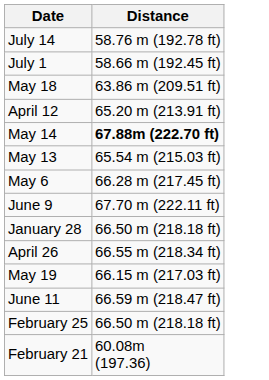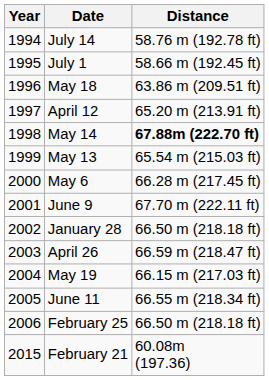+ column: (24, 16)
(158, 252) 66.55 m (218.34 ft) -> (198, 252) 66.59 m (218.47 ft)
(158, 299) 66.59 m (218.47 ft) -> (198, 299) 66.55 m (218.34 ft)
